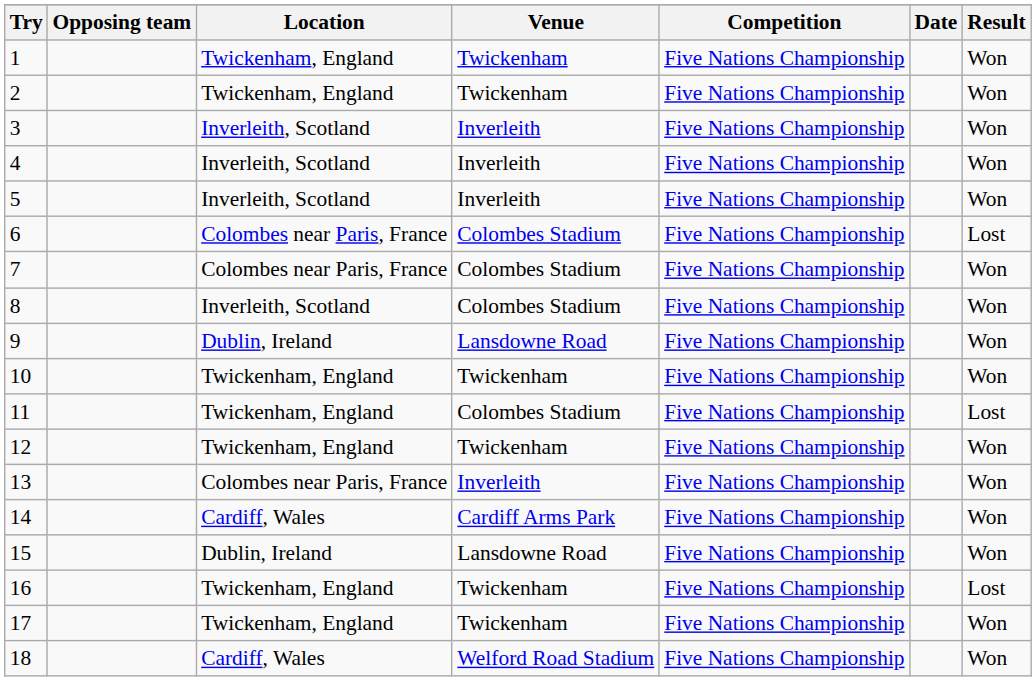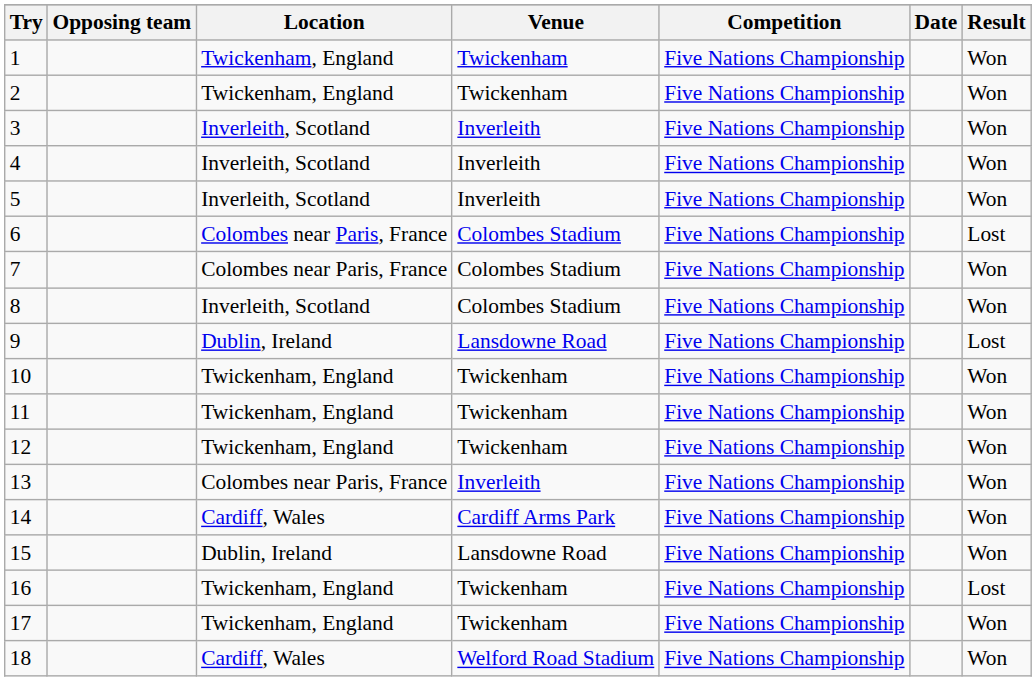(987, 340) Won -> (986, 340) Lost
(539, 411) Colombes Stadium -> (512, 411) Twickenham
(986, 411) Lost -> (987, 411) Won
